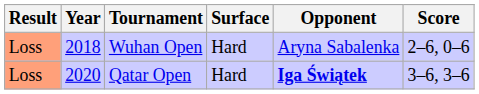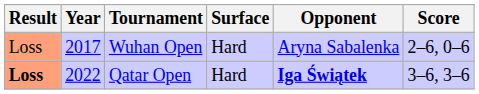(83, 46) 2018 -> (83, 46) 2017
(25, 74) normal -> (26, 74) bold
(83, 74) 2020 -> (83, 74) 2022
